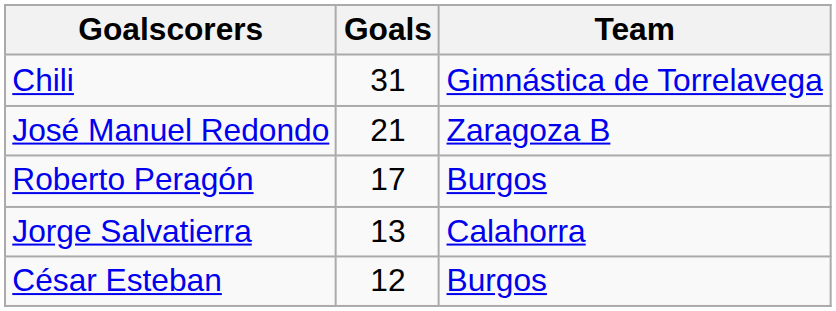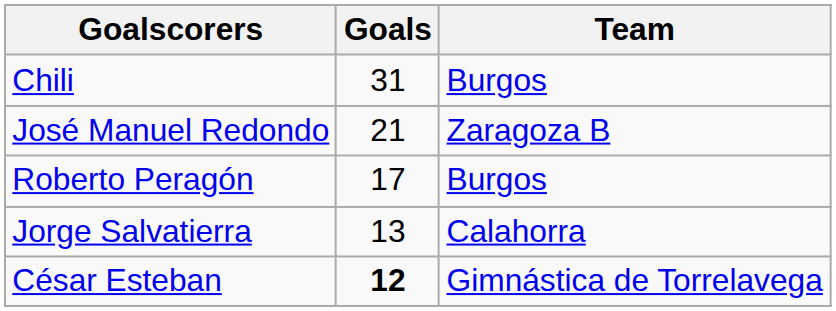(635, 79) Gimnástica de Torrelavega -> (497, 79) Burgos
(388, 280) normal -> (388, 280) bold
(497, 280) Burgos -> (635, 280) Gimnástica de Torrelavega
